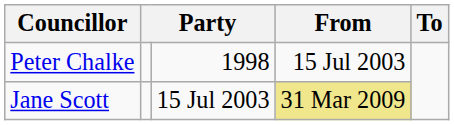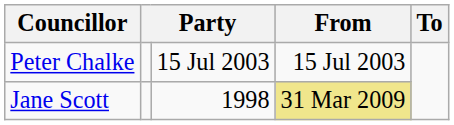(245, 61) 1998 -> (213, 61) 15 Jul 2003
(213, 100) 15 Jul 2003 -> (245, 100) 1998
